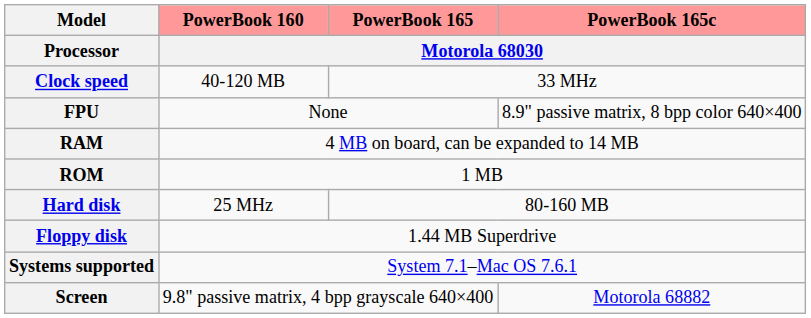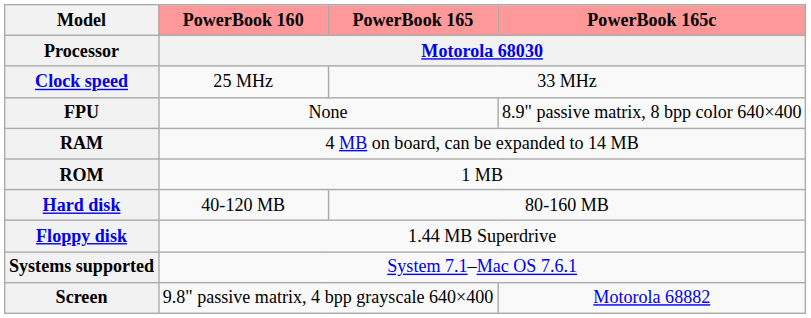(243, 81) 40-120 MB -> (243, 81) 25 MHz
(243, 204) 25 MHz -> (243, 204) 40-120 MB
